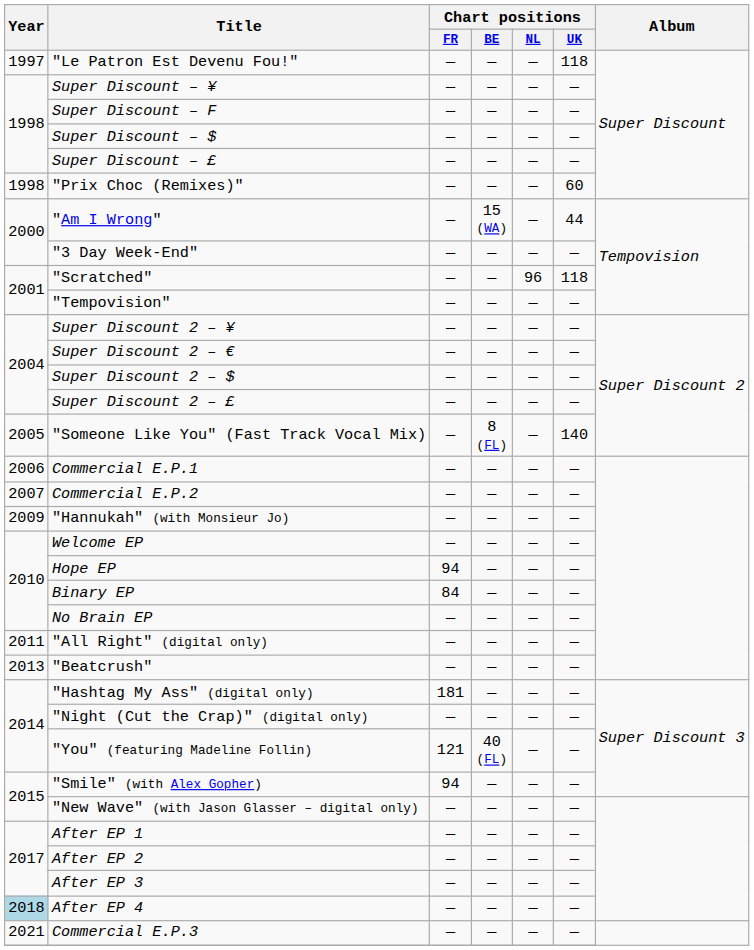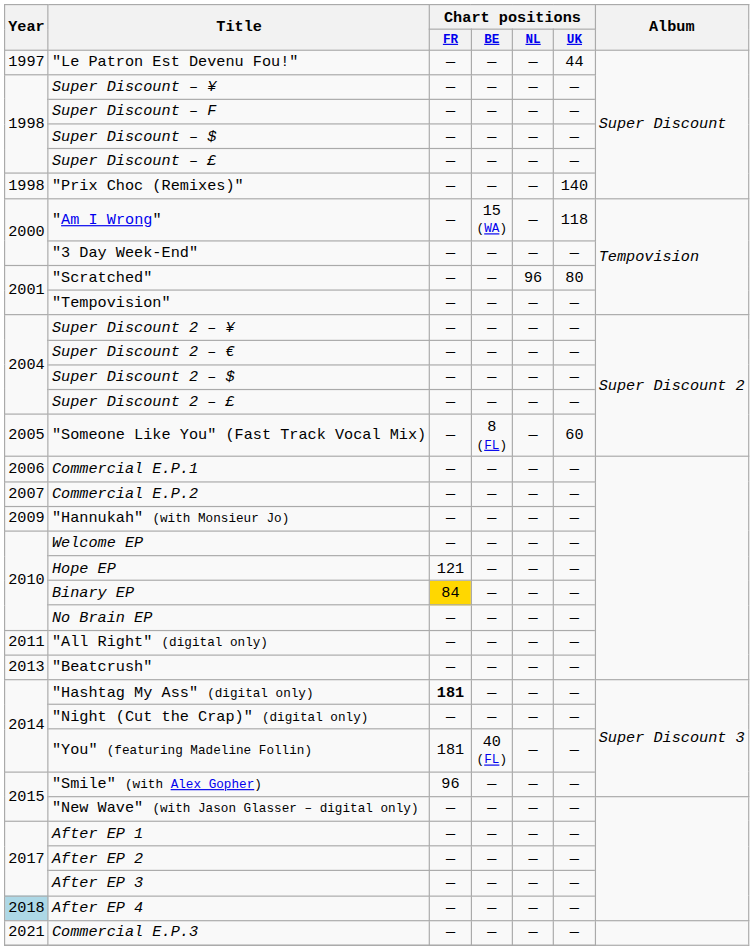(574, 62) 118 -> (574, 62) 44
(574, 186) 60 -> (574, 186) 140
(574, 220) 44 -> (574, 220) 118
(574, 278) 118 -> (574, 278) 80
(574, 435) 140 -> (574, 435) 60
(450, 568) 94 -> (450, 568) 121
(450, 593) no background -> (450, 593) gold background
(450, 692) normal -> (450, 692) bold
(450, 750) 121 -> (450, 750) 181
(450, 784) 94 -> (450, 784) 96
